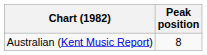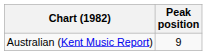(179, 42) 8 -> (179, 42) 9
